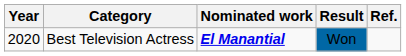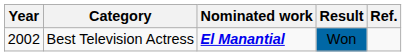(24, 39) 2020 -> (24, 39) 2002
